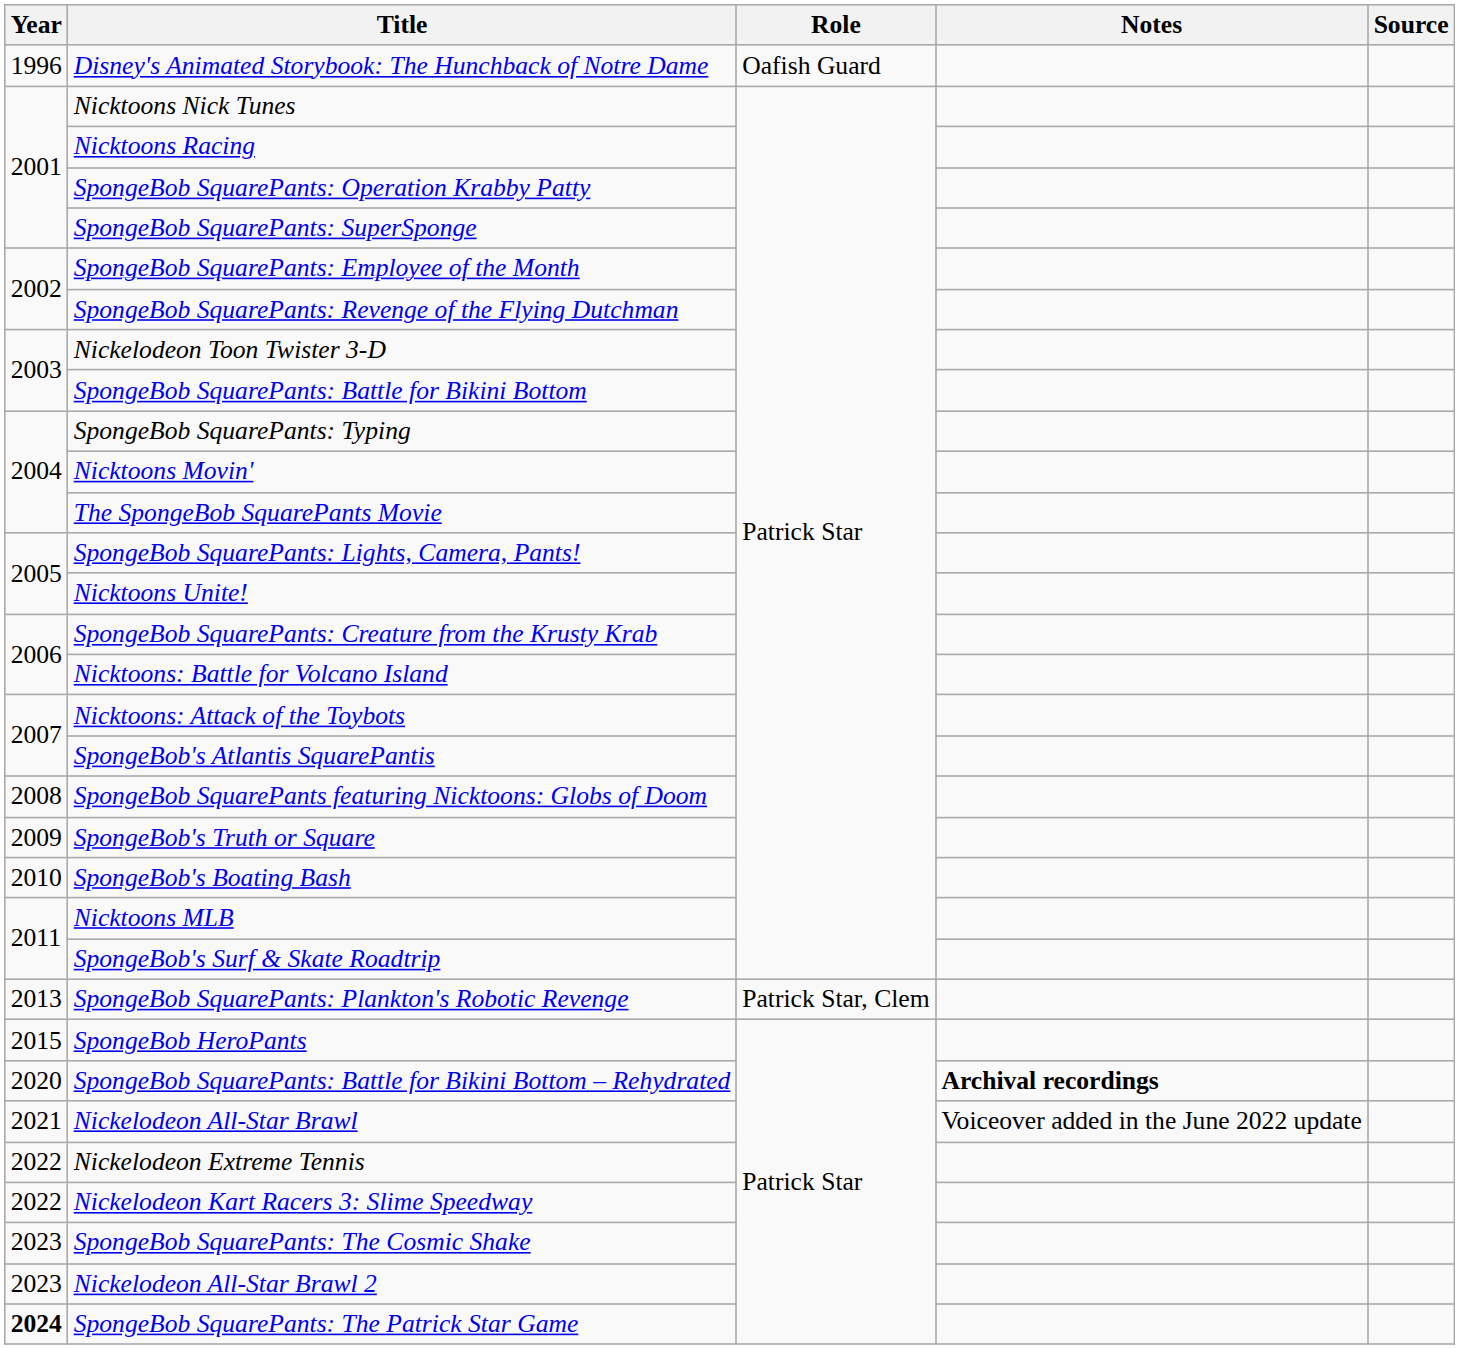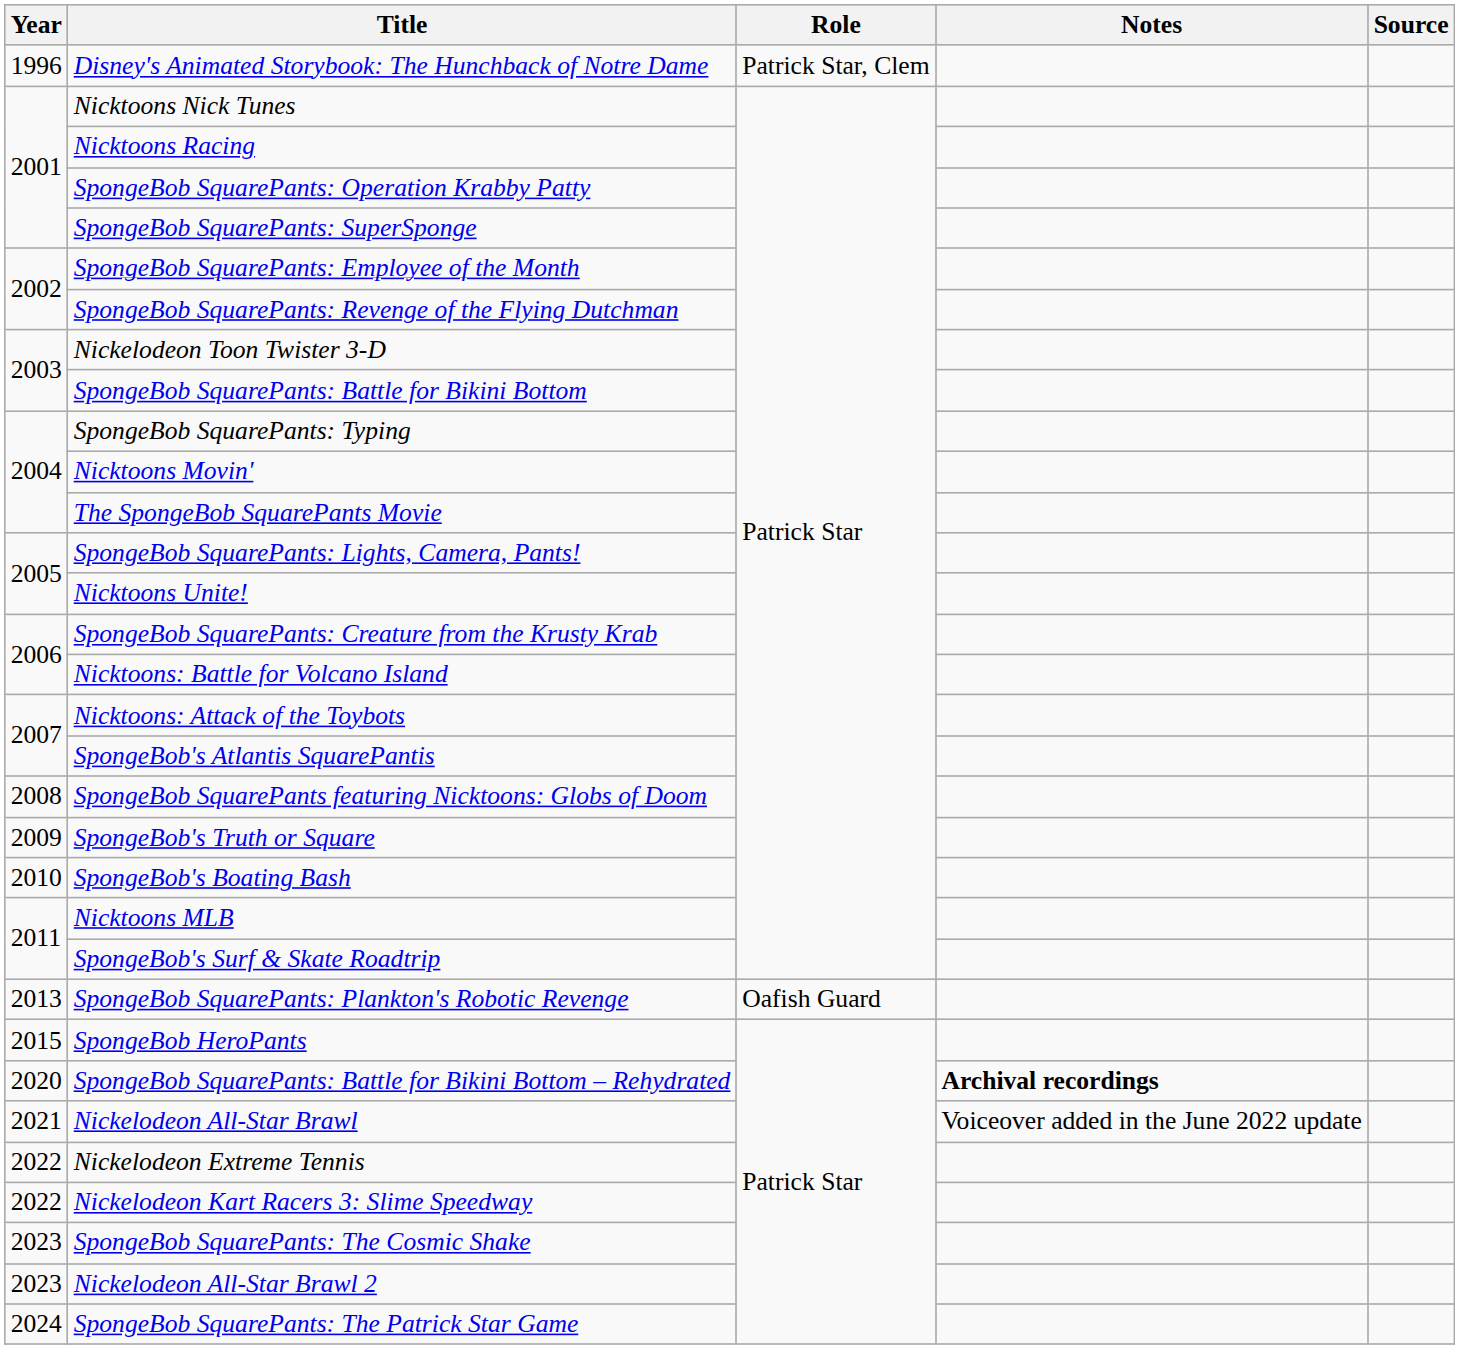(812, 65) Oafish Guard -> (836, 65) Patrick Star, Clem
(836, 999) Patrick Star, Clem -> (812, 999) Oafish Guard
(36, 1324) bold -> (36, 1324) normal
